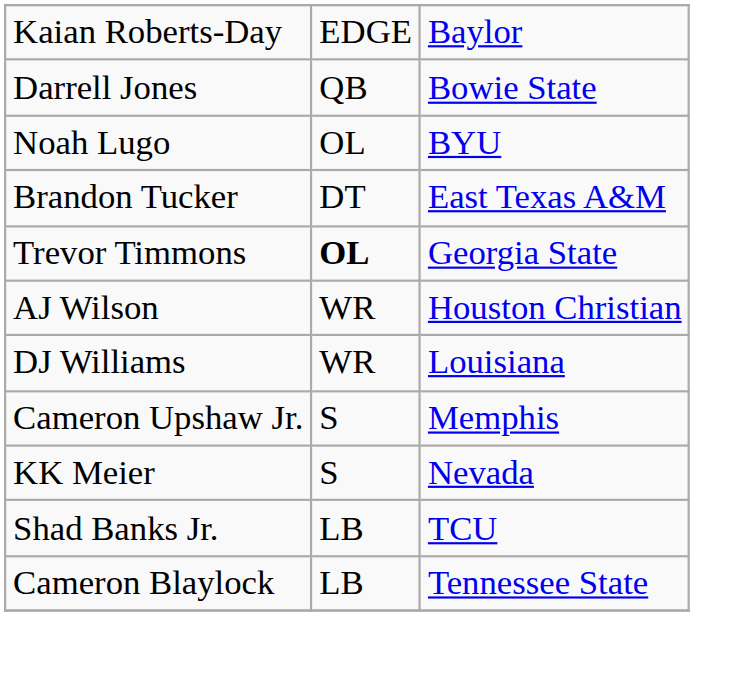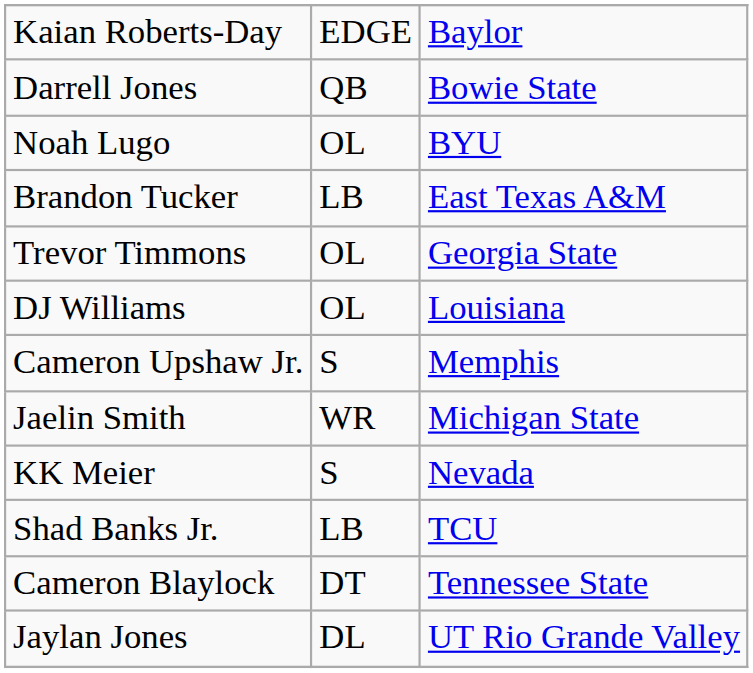(343, 197) DT -> (342, 197) LB
(344, 252) bold -> (343, 252) normal
- row: (86, 307)
(347, 362) WR -> (343, 307) OL
+ row: (99, 417)
(342, 582) LB -> (343, 582) DT
+ row: (100, 637)
